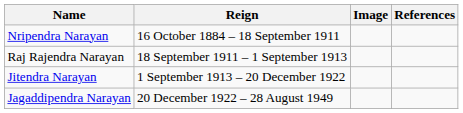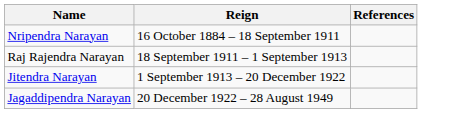- column: (371, 14)
